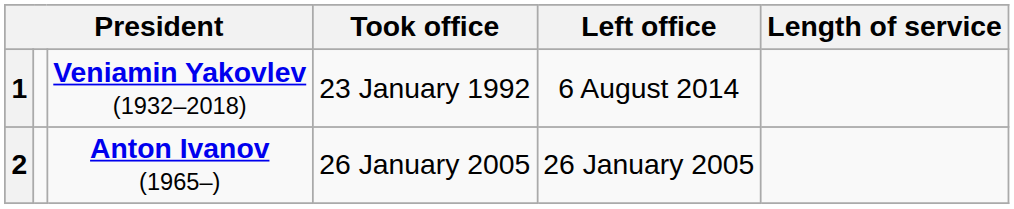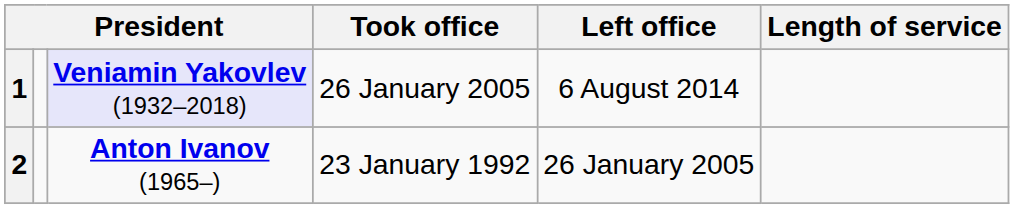(180, 87) no background -> (180, 87) lavender background
(425, 87) 23 January 1992 -> (425, 87) 26 January 2005
(425, 164) 26 January 2005 -> (425, 164) 23 January 1992
